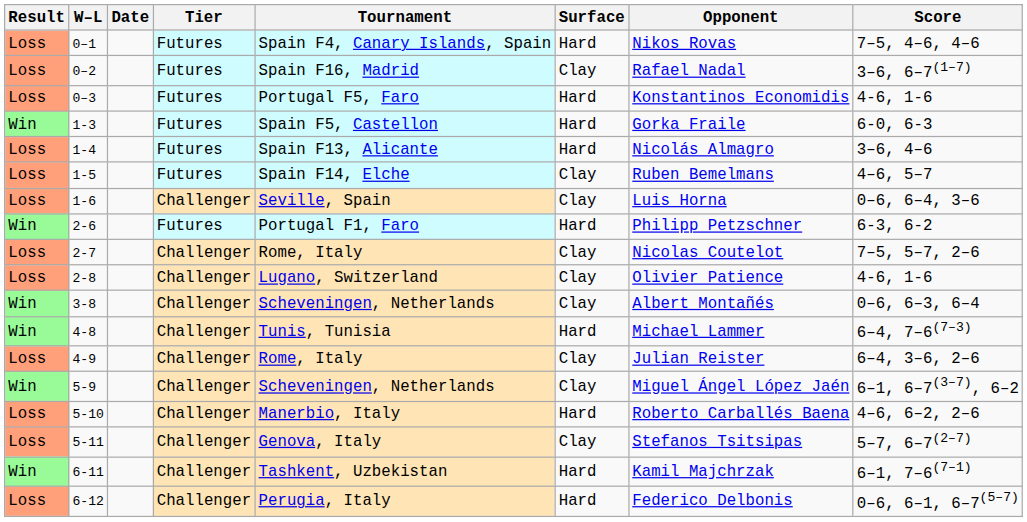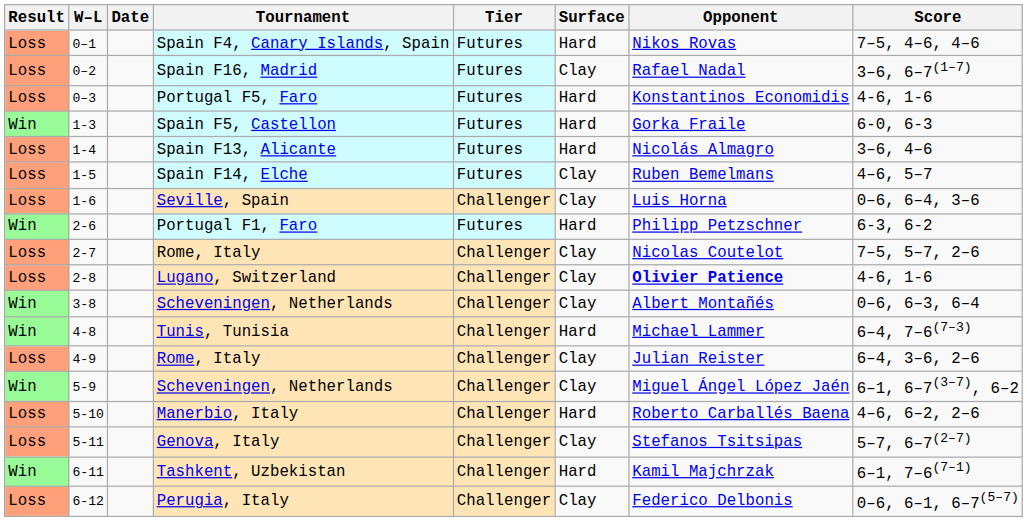columns swapped: (405, 17) <-> (204, 17)
(708, 278) normal -> (708, 278) bold
(578, 501) Hard -> (578, 501) Clay
